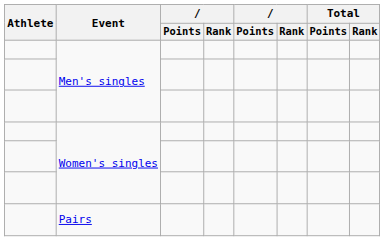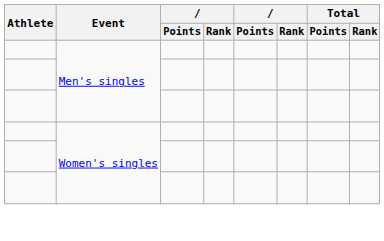- row: (30, 219)
